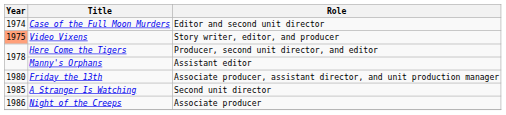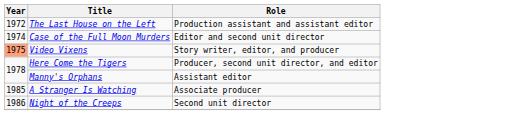+ row: (93, 24)
- row: (66, 77)
(223, 90) Second unit director -> (218, 90) Associate producer
(218, 103) Associate producer -> (223, 103) Second unit director
